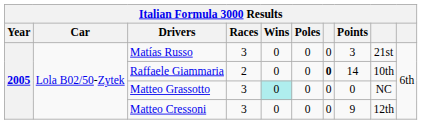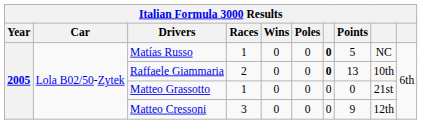(244, 51) 3 -> (244, 51) 1
(329, 51) normal -> (329, 51) bold
(353, 51) 3 -> (353, 51) 5
(384, 51) 21st -> (384, 51) NC
(352, 70) 14 -> (352, 70) 13
(244, 89) 3 -> (244, 89) 1
(276, 89) paleturquoise background -> (276, 89) no background
(384, 89) NC -> (384, 89) 21st
